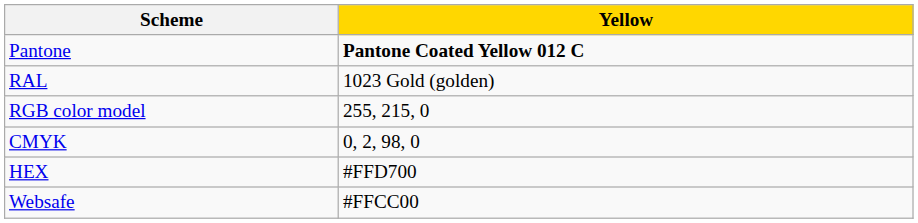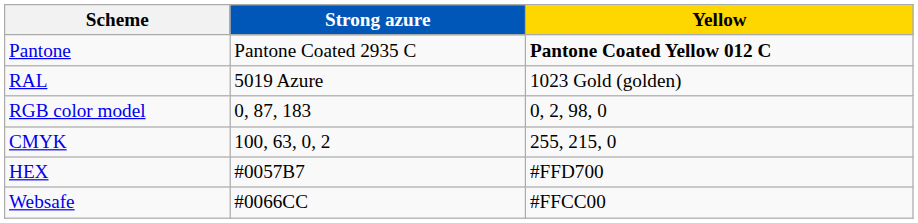+ column: (378, 19)
(386, 111) 255, 215, 0 -> (568, 111) 0, 2, 98, 0
(381, 141) 0, 2, 98, 0 -> (573, 141) 255, 215, 0
